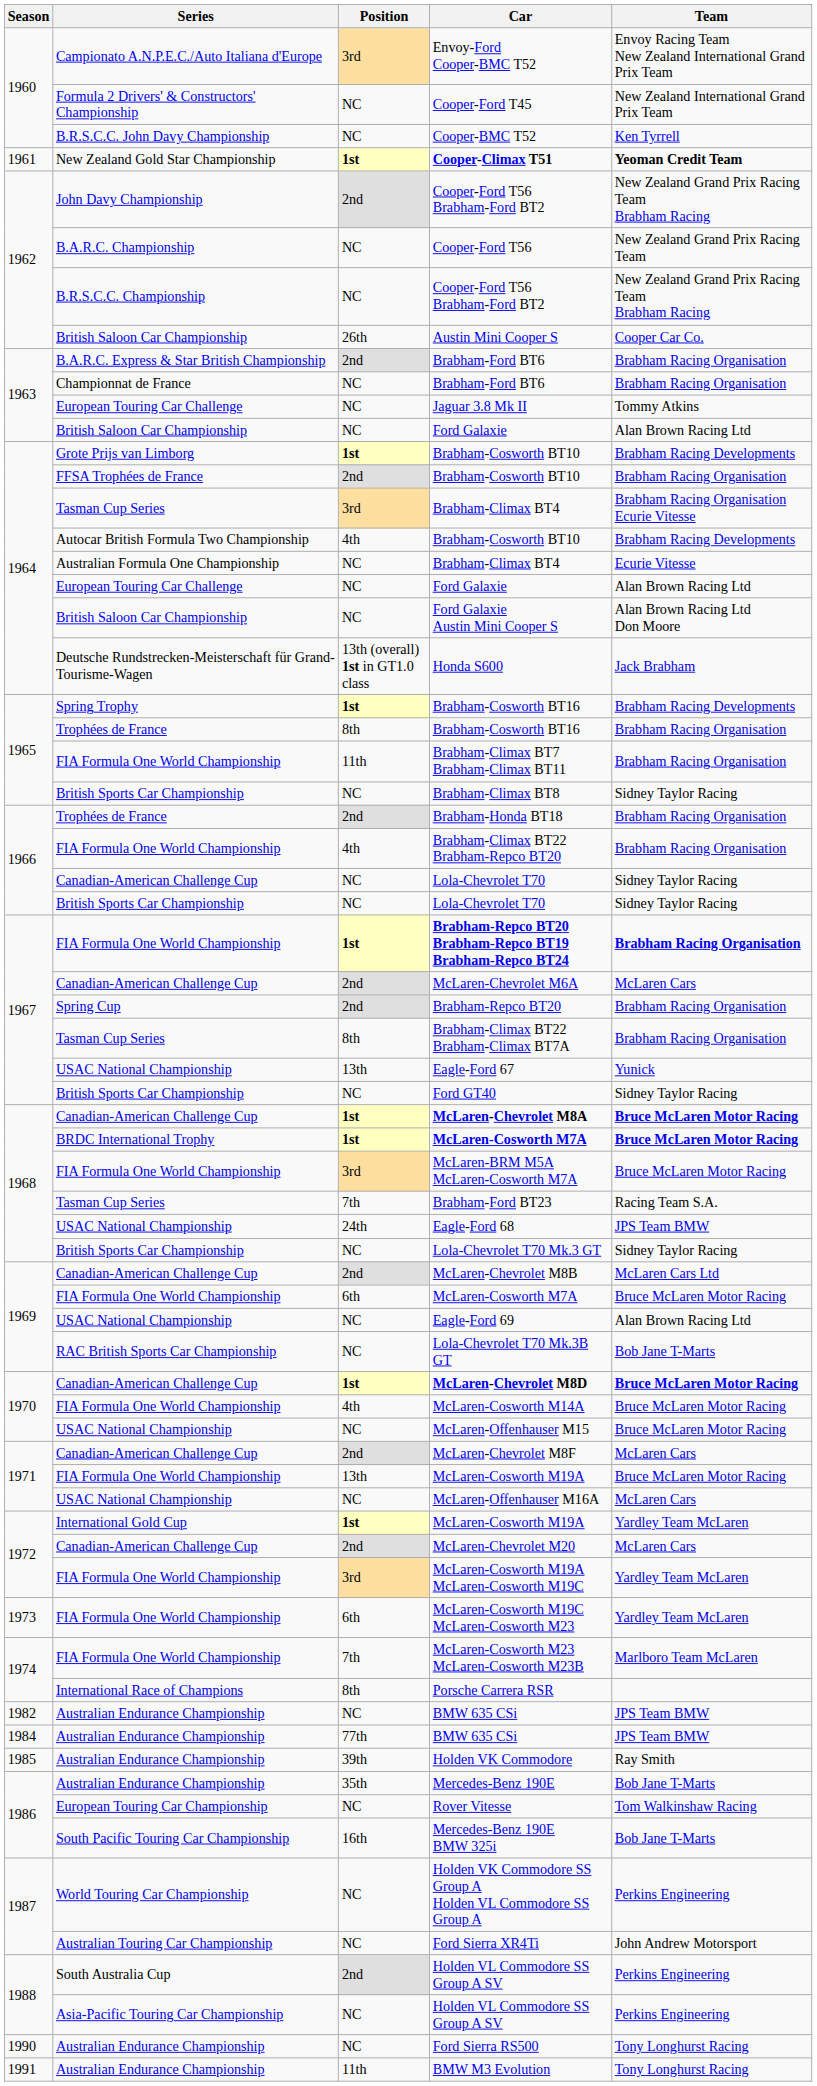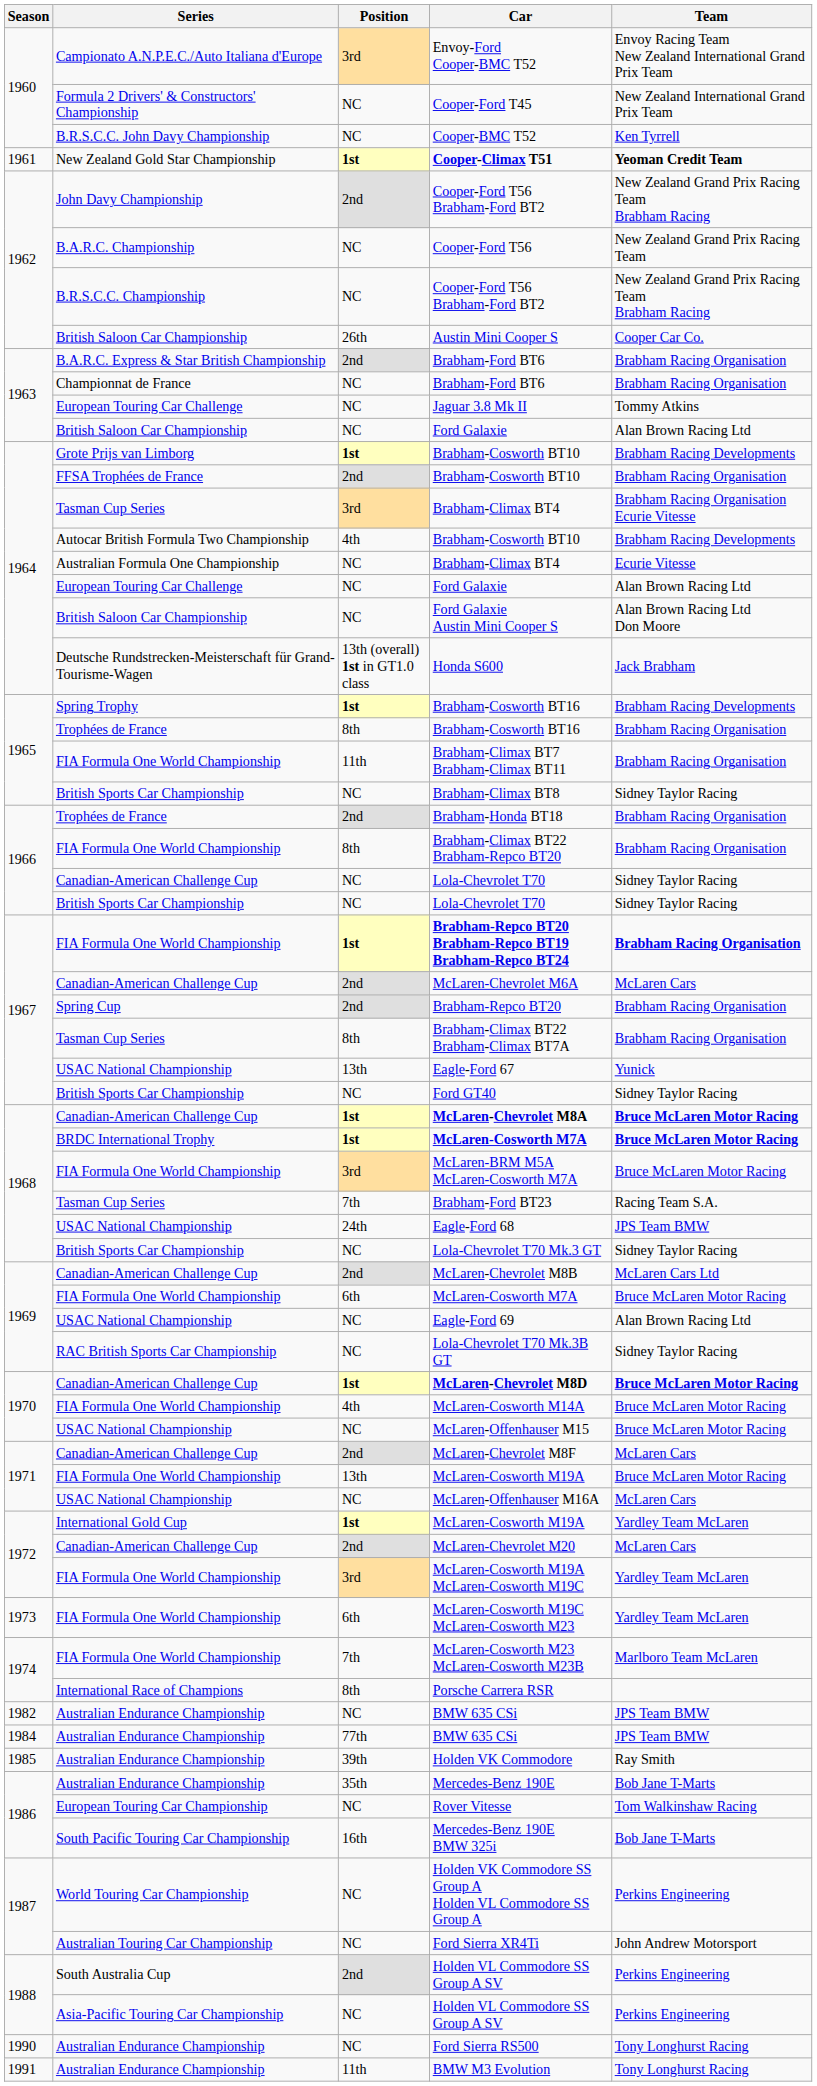(351, 848) 4th -> (351, 848) 8th
(665, 1351) Bob Jane T-Marts -> (676, 1351) Sidney Taylor Racing
